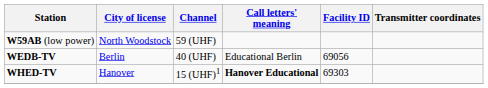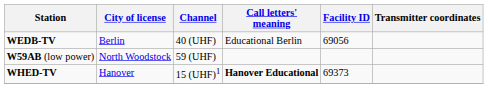rows swapped: (50, 40) <-> (31, 56)
(336, 72) 69303 -> (336, 72) 69373
